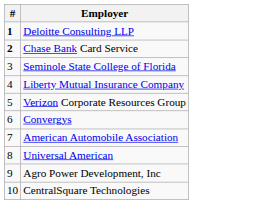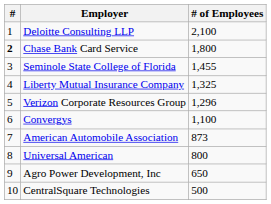+ column: (227, 13)
(10, 31) bold -> (10, 31) normal
